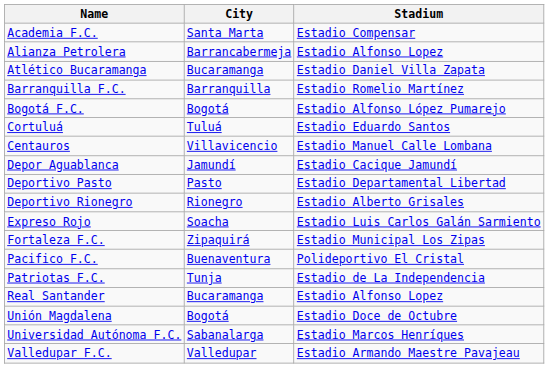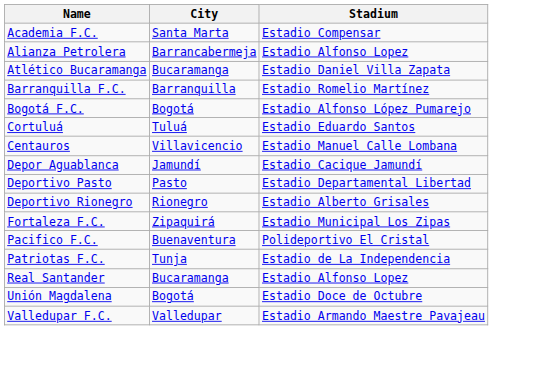- row: (49, 221)
- row: (94, 334)
